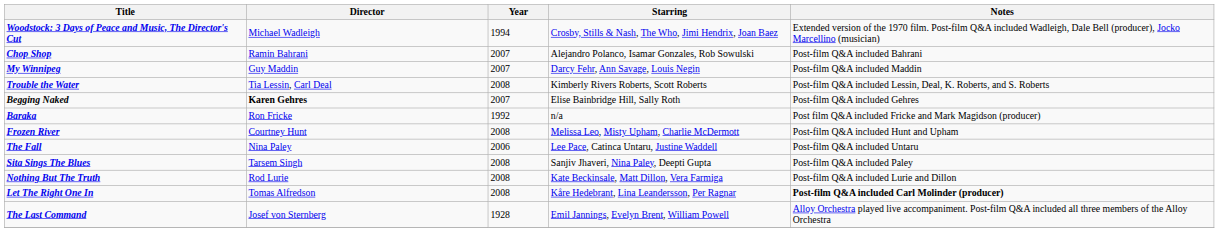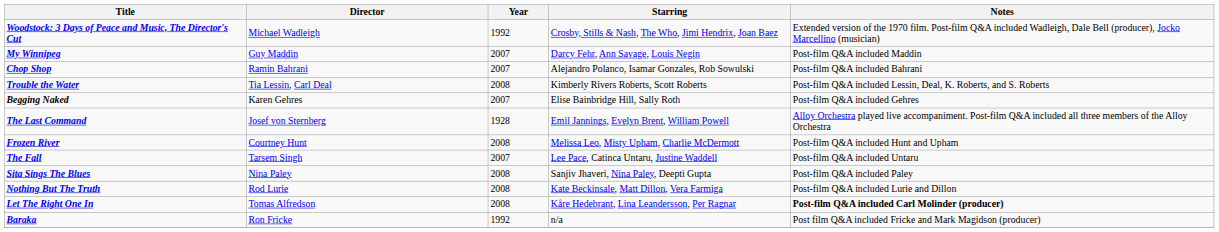(500, 33) 1994 -> (500, 33) 1992
rows swapped: (34, 69) <-> (29, 54)
(278, 100) bold -> (275, 100) normal
rows swapped: (46, 214) <-> (21, 116)
(270, 147) Nina Paley -> (275, 158) Tarsem Singh
(500, 147) 2006 -> (500, 158) 2007
(275, 162) Tarsem Singh -> (270, 173) Nina Paley
